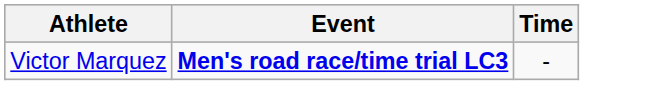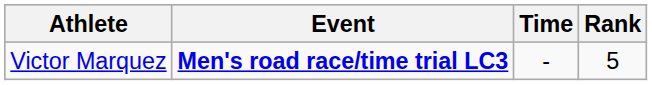+ column: (613, 24)
